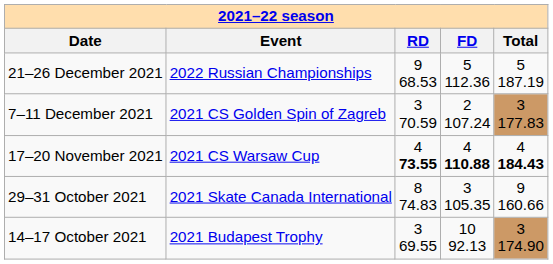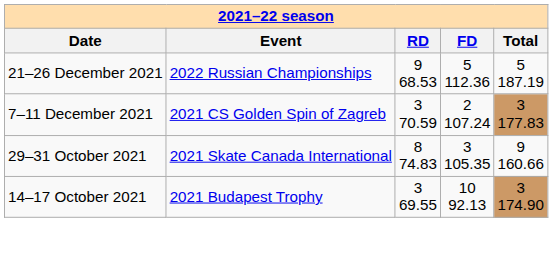- row: (85, 155)
